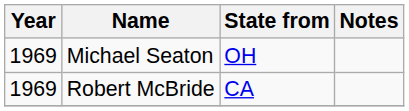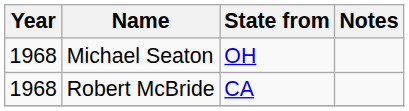(33, 55) 1969 -> (33, 55) 1968
(33, 88) 1969 -> (33, 88) 1968
